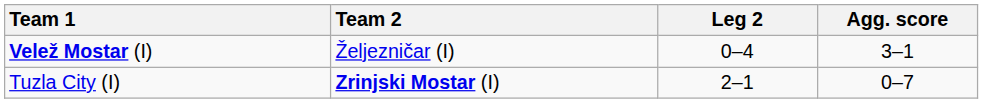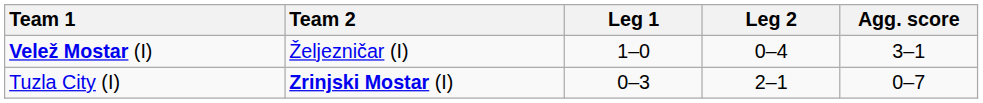+ column: (634, 20)
